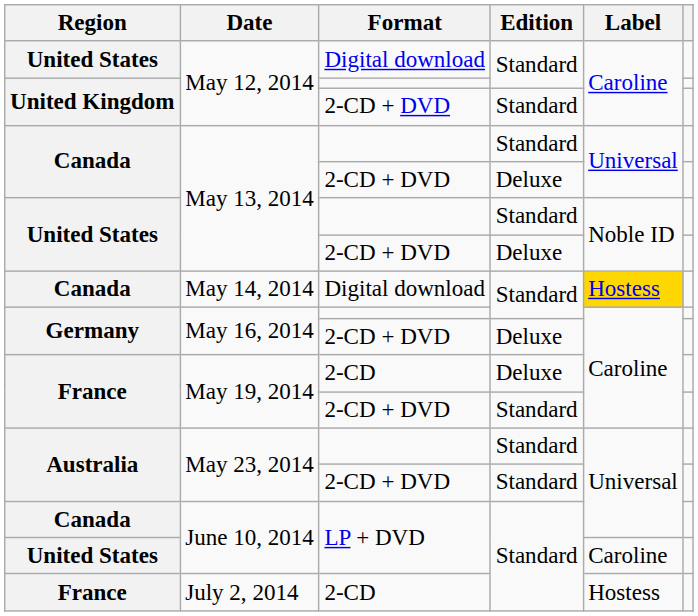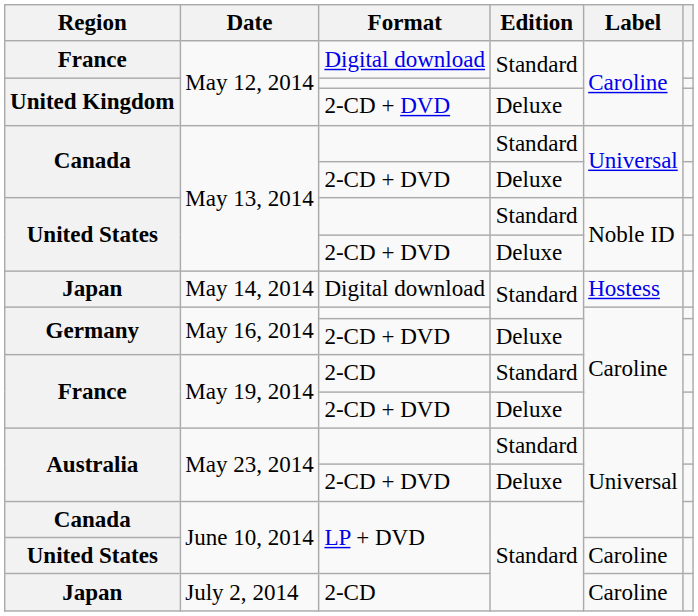(92, 59) United States -> (92, 59) France
(537, 106) Standard -> (529, 106) Deluxe
(92, 289) Canada -> (92, 289) Japan
(624, 289) gold background -> (624, 289) no background
(529, 372) Deluxe -> (537, 372) Standard
(537, 409) Standard -> (529, 409) Deluxe
(537, 482) Standard -> (529, 482) Deluxe
(92, 592) France -> (92, 592) Japan
(624, 592) Hostess -> (628, 592) Caroline
